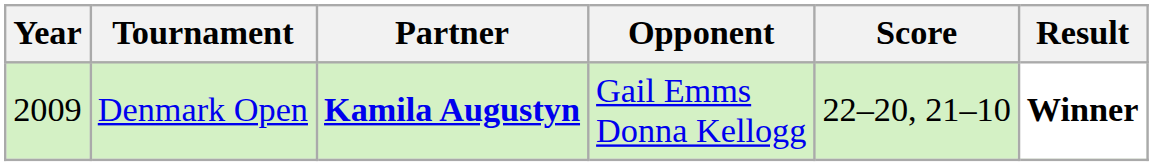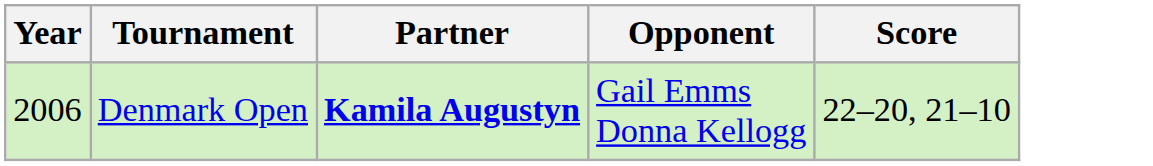- column: (1083, 33)
(47, 109) 2009 -> (47, 109) 2006
